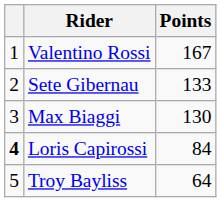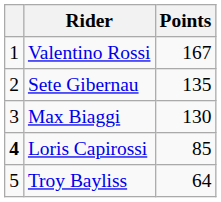(197, 84) 133 -> (197, 84) 135
(202, 149) 84 -> (202, 149) 85
